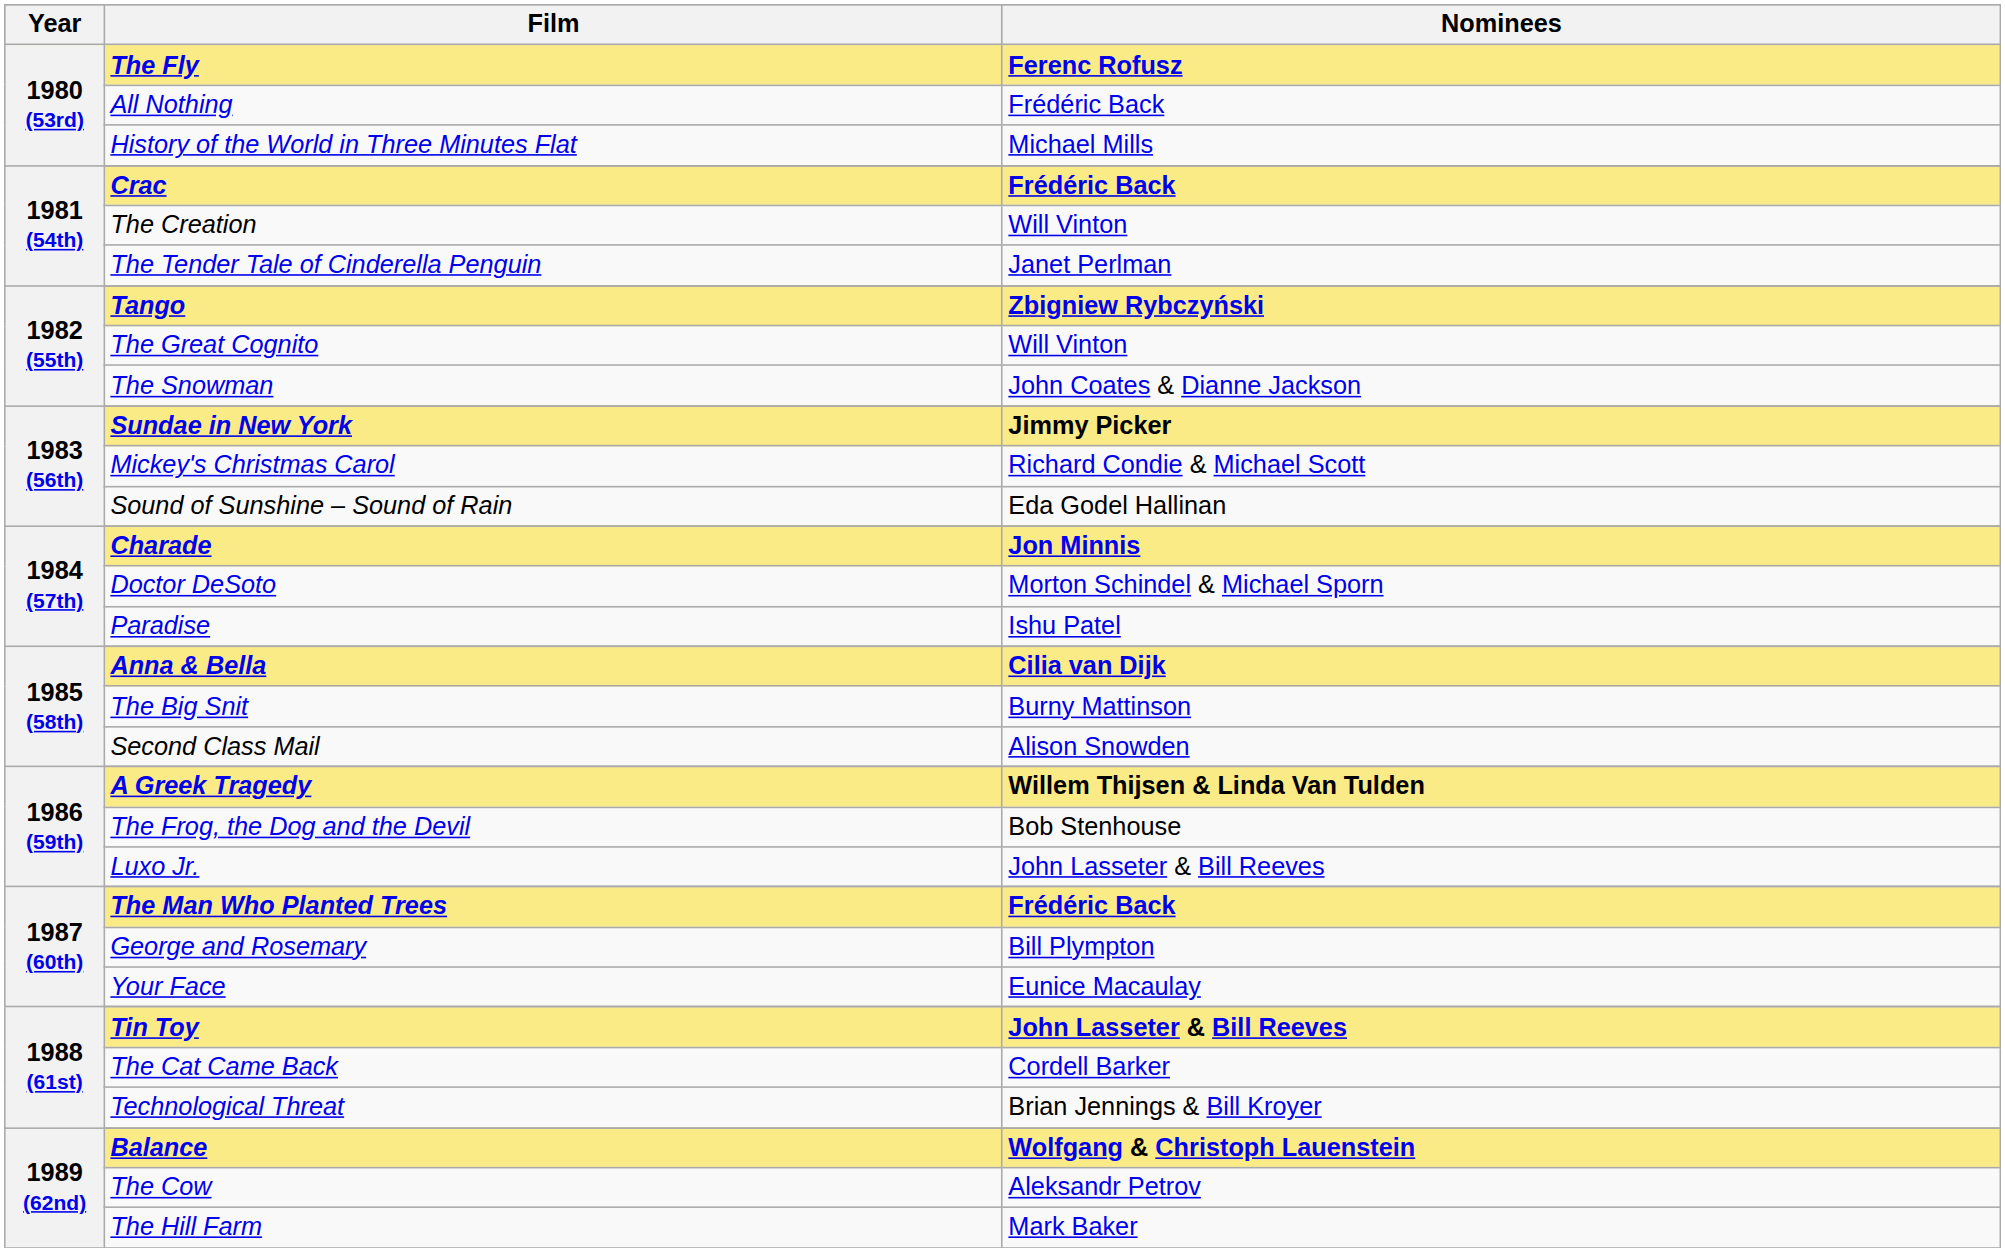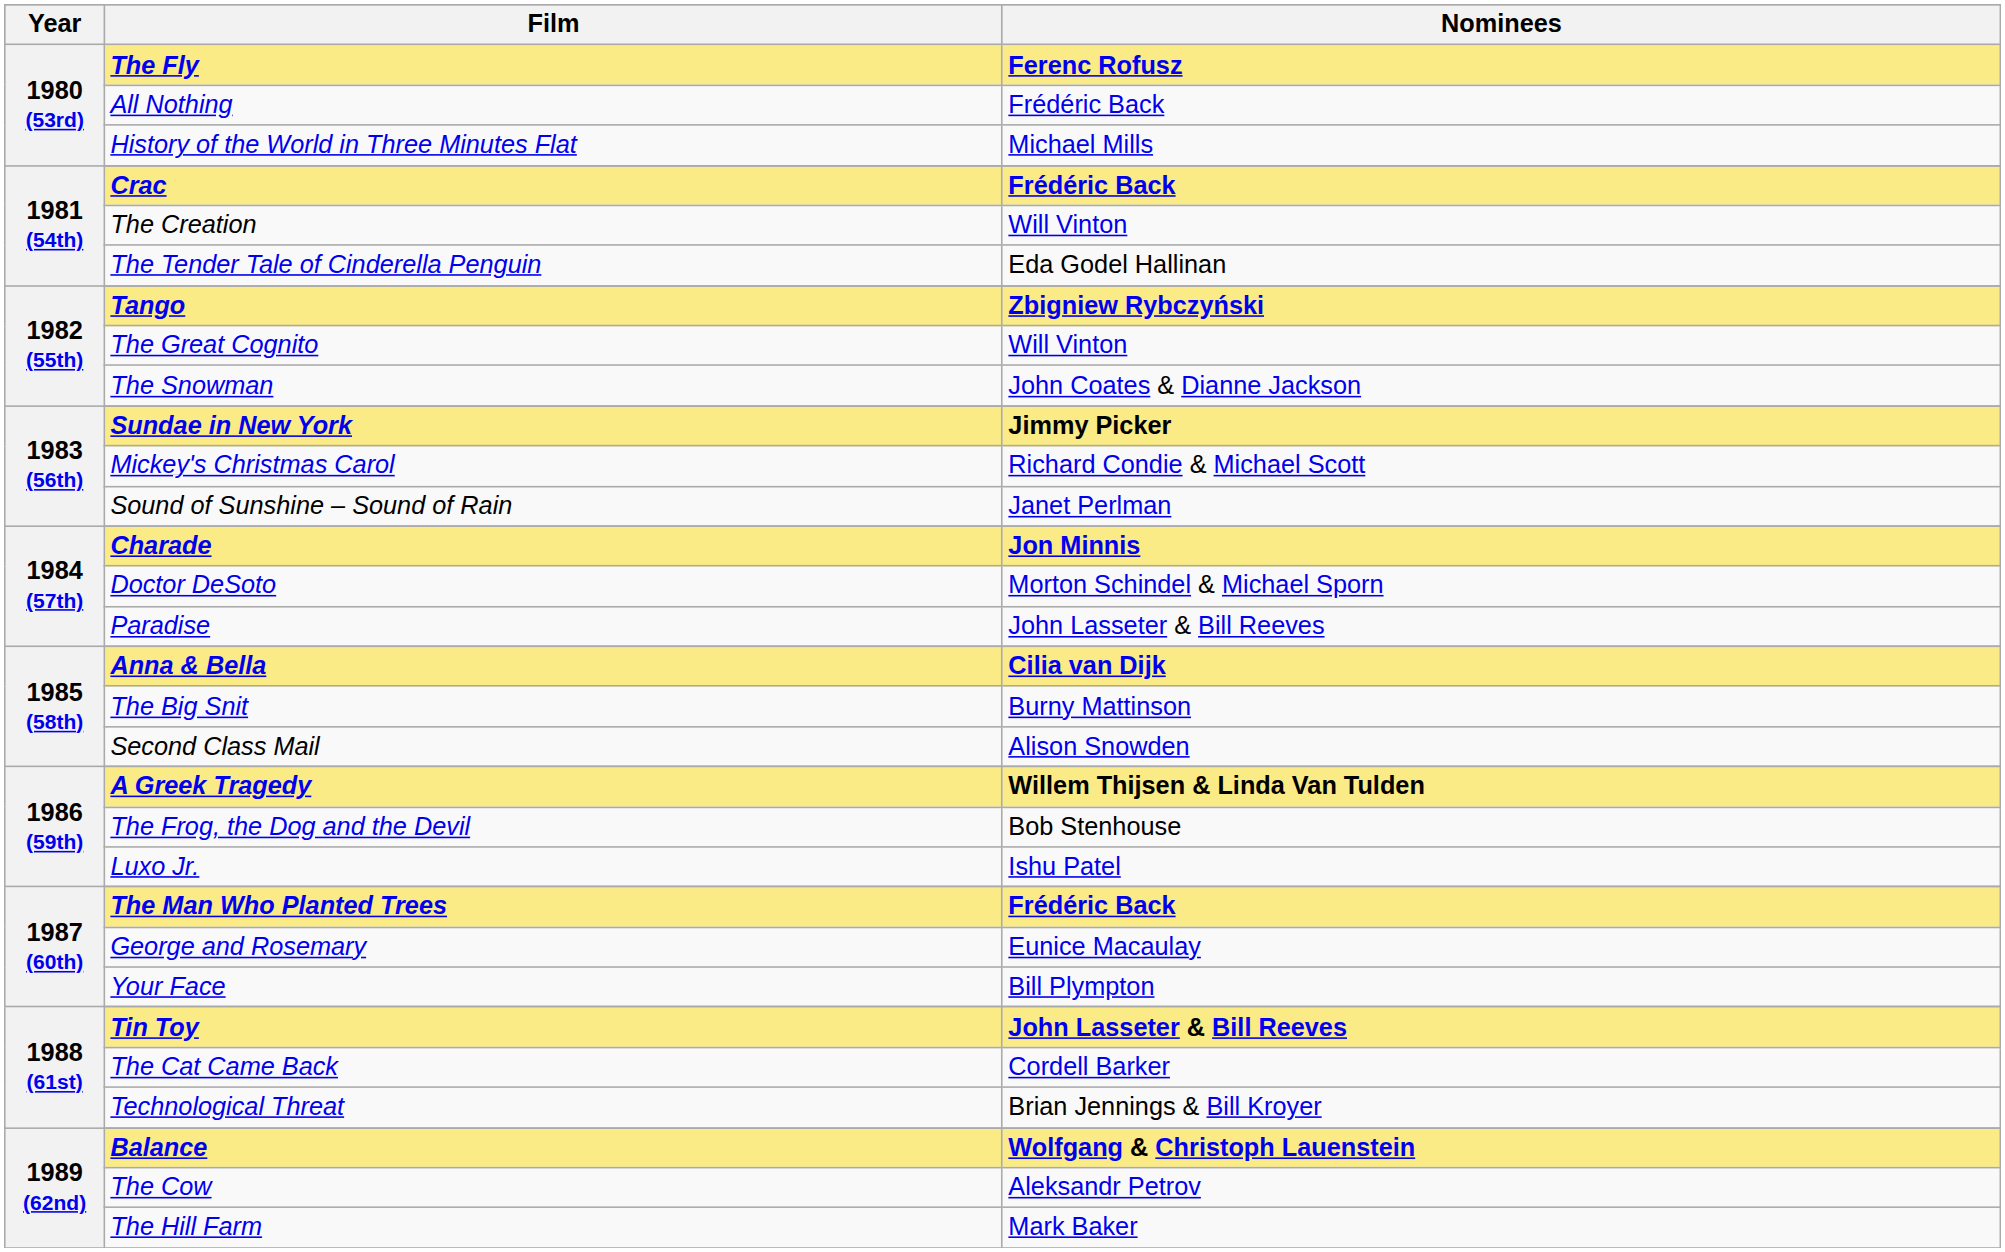(1090, 265) Janet Perlman -> (1117, 265) Eda Godel Hallinan
(1117, 505) Eda Godel Hallinan -> (1090, 505) Janet Perlman
(1065, 625) Ishu Patel -> (1166, 625) John Lasseter & Bill Reeves
(1166, 866) John Lasseter & Bill Reeves -> (1065, 866) Ishu Patel
(1081, 946) Bill Plympton -> (1105, 946) Eunice Macaulay
(1105, 986) Eunice Macaulay -> (1081, 986) Bill Plympton
